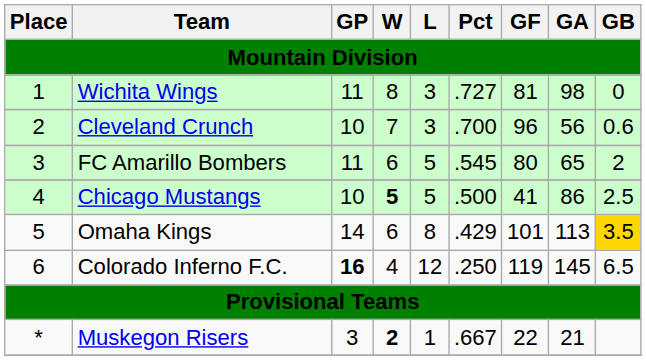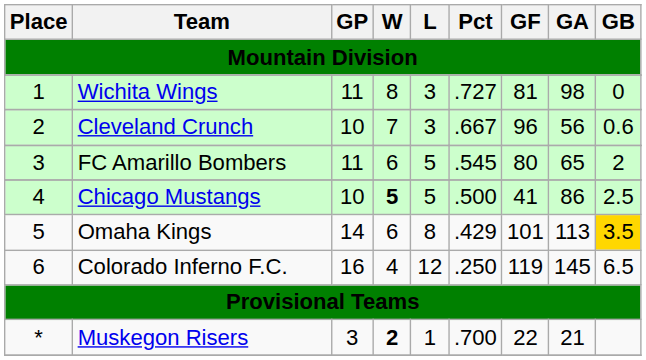(475, 127) .700 -> (475, 127) .667
(352, 267) bold -> (352, 267) normal
(475, 337) .667 -> (475, 337) .700
